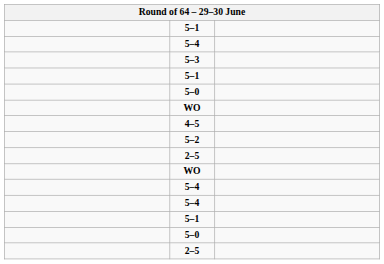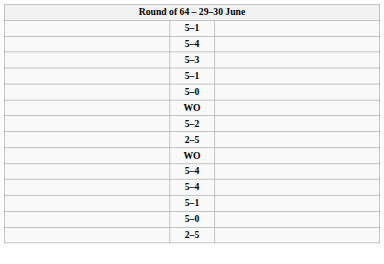- row: (87, 124)
